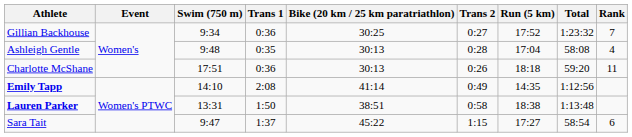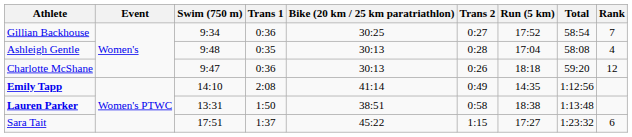(577, 32) 1:23:32 -> (577, 32) 58:54
(210, 68) 17:51 -> (210, 68) 9:47
(612, 68) 11 -> (612, 68) 12
(210, 123) 9:47 -> (210, 123) 17:51
(577, 123) 58:54 -> (577, 123) 1:23:32
